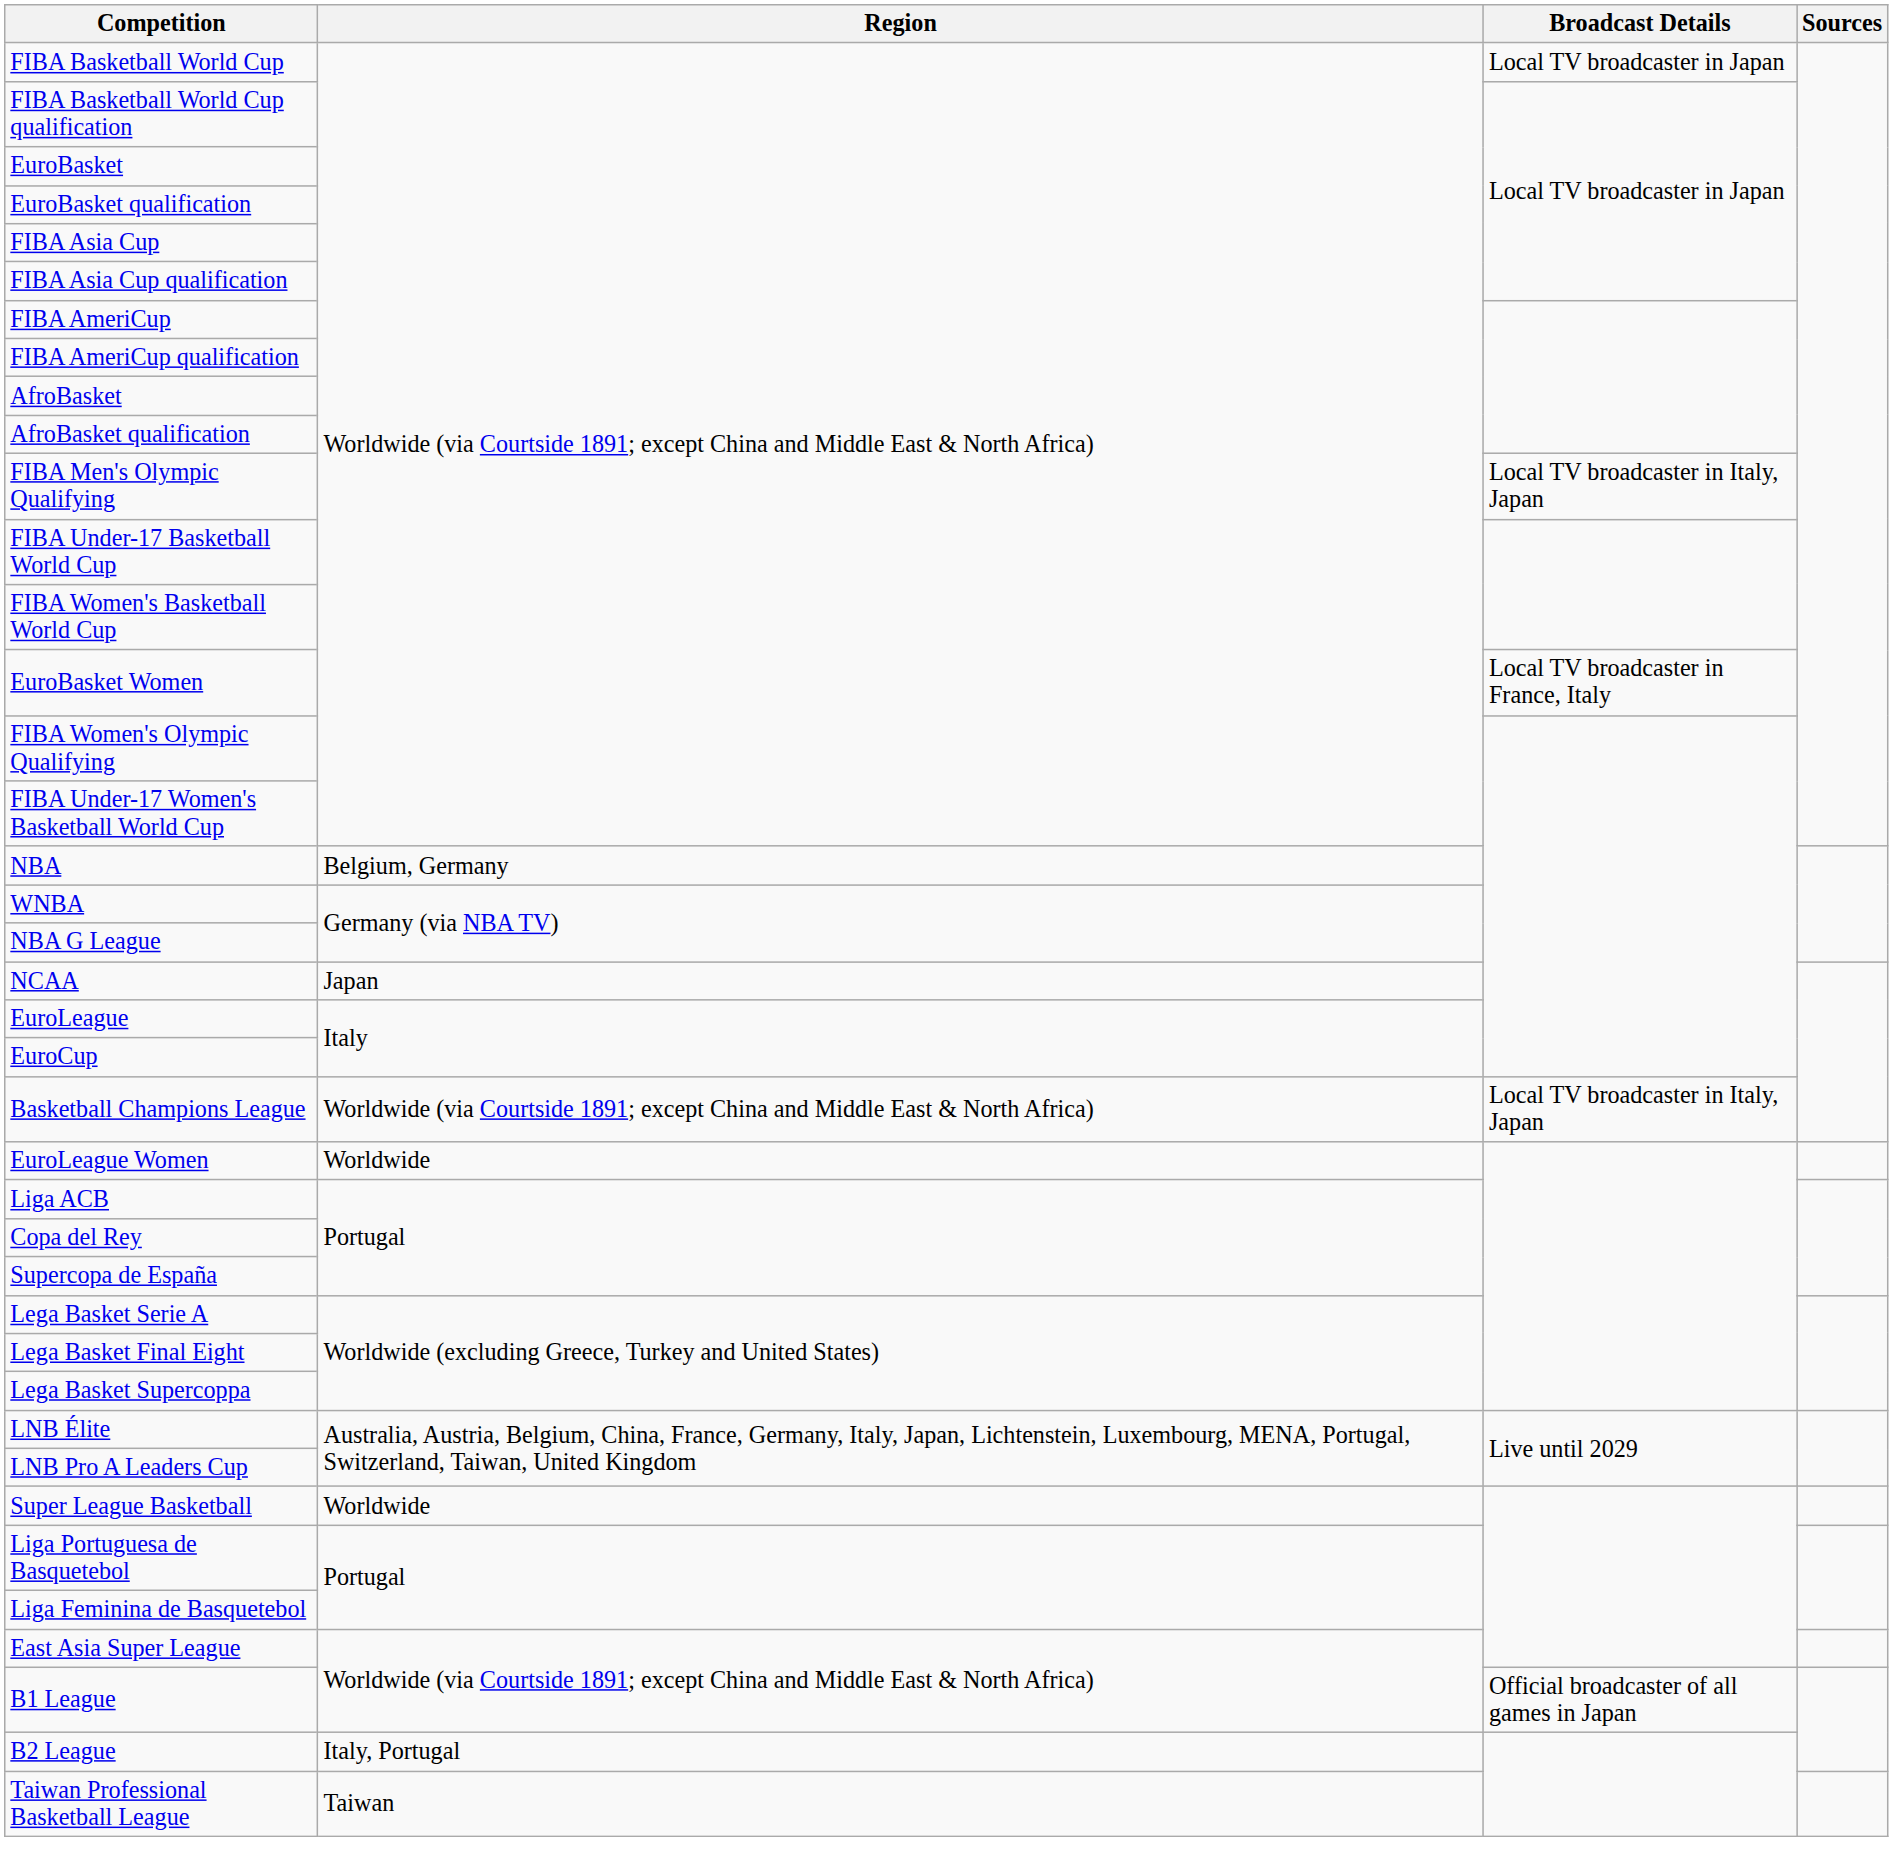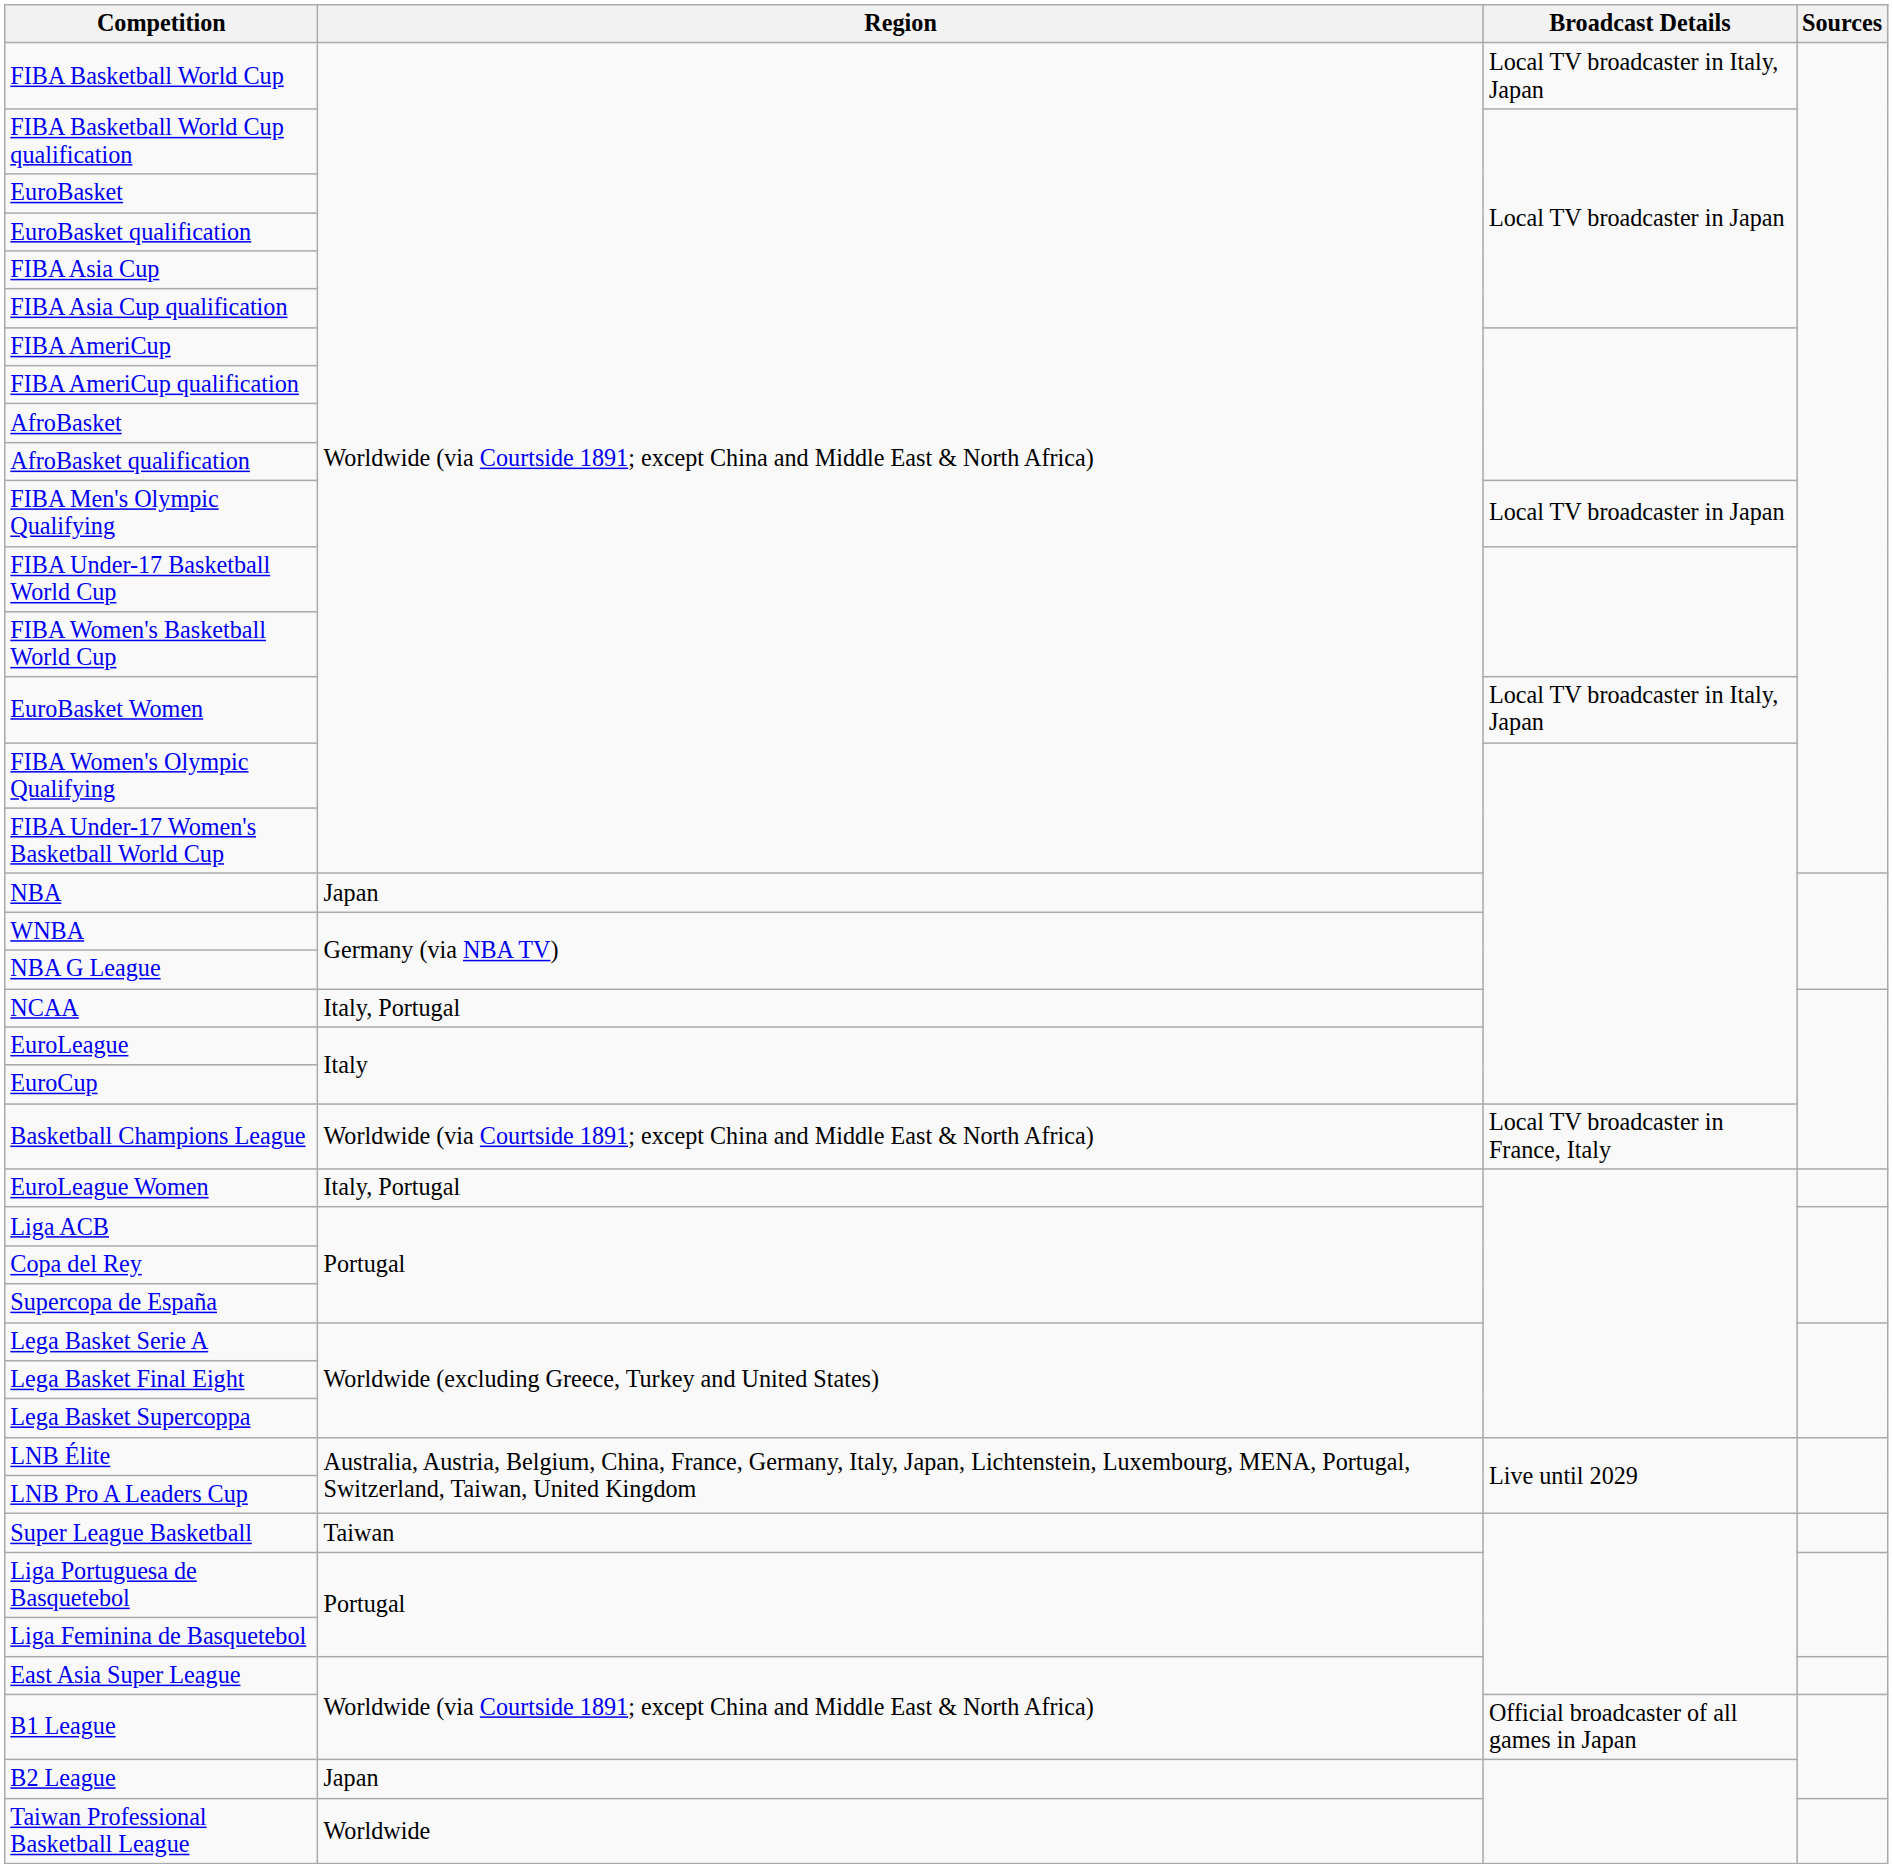(1637, 61) Local TV broadcaster in Japan -> (1634, 75) Local TV broadcaster in Italy, Japan
(1634, 485) Local TV broadcaster in Italy, Japan -> (1637, 513) Local TV broadcaster in Japan
(1606, 682) Local TV broadcaster in France, Italy -> (1634, 709) Local TV broadcaster in Italy, Japan
(416, 865) Belgium, Germany -> (351, 892) Japan
(351, 980) Japan -> (392, 1007) Italy, Portugal
(1634, 1108) Local TV broadcaster in Italy, Japan -> (1606, 1135) Local TV broadcaster in France, Italy
(377, 1160) Worldwide -> (392, 1187) Italy, Portugal
(377, 1505) Worldwide -> (359, 1532) Taiwan
(392, 1751) Italy, Portugal -> (351, 1778) Japan
(359, 1803) Taiwan -> (377, 1830) Worldwide
